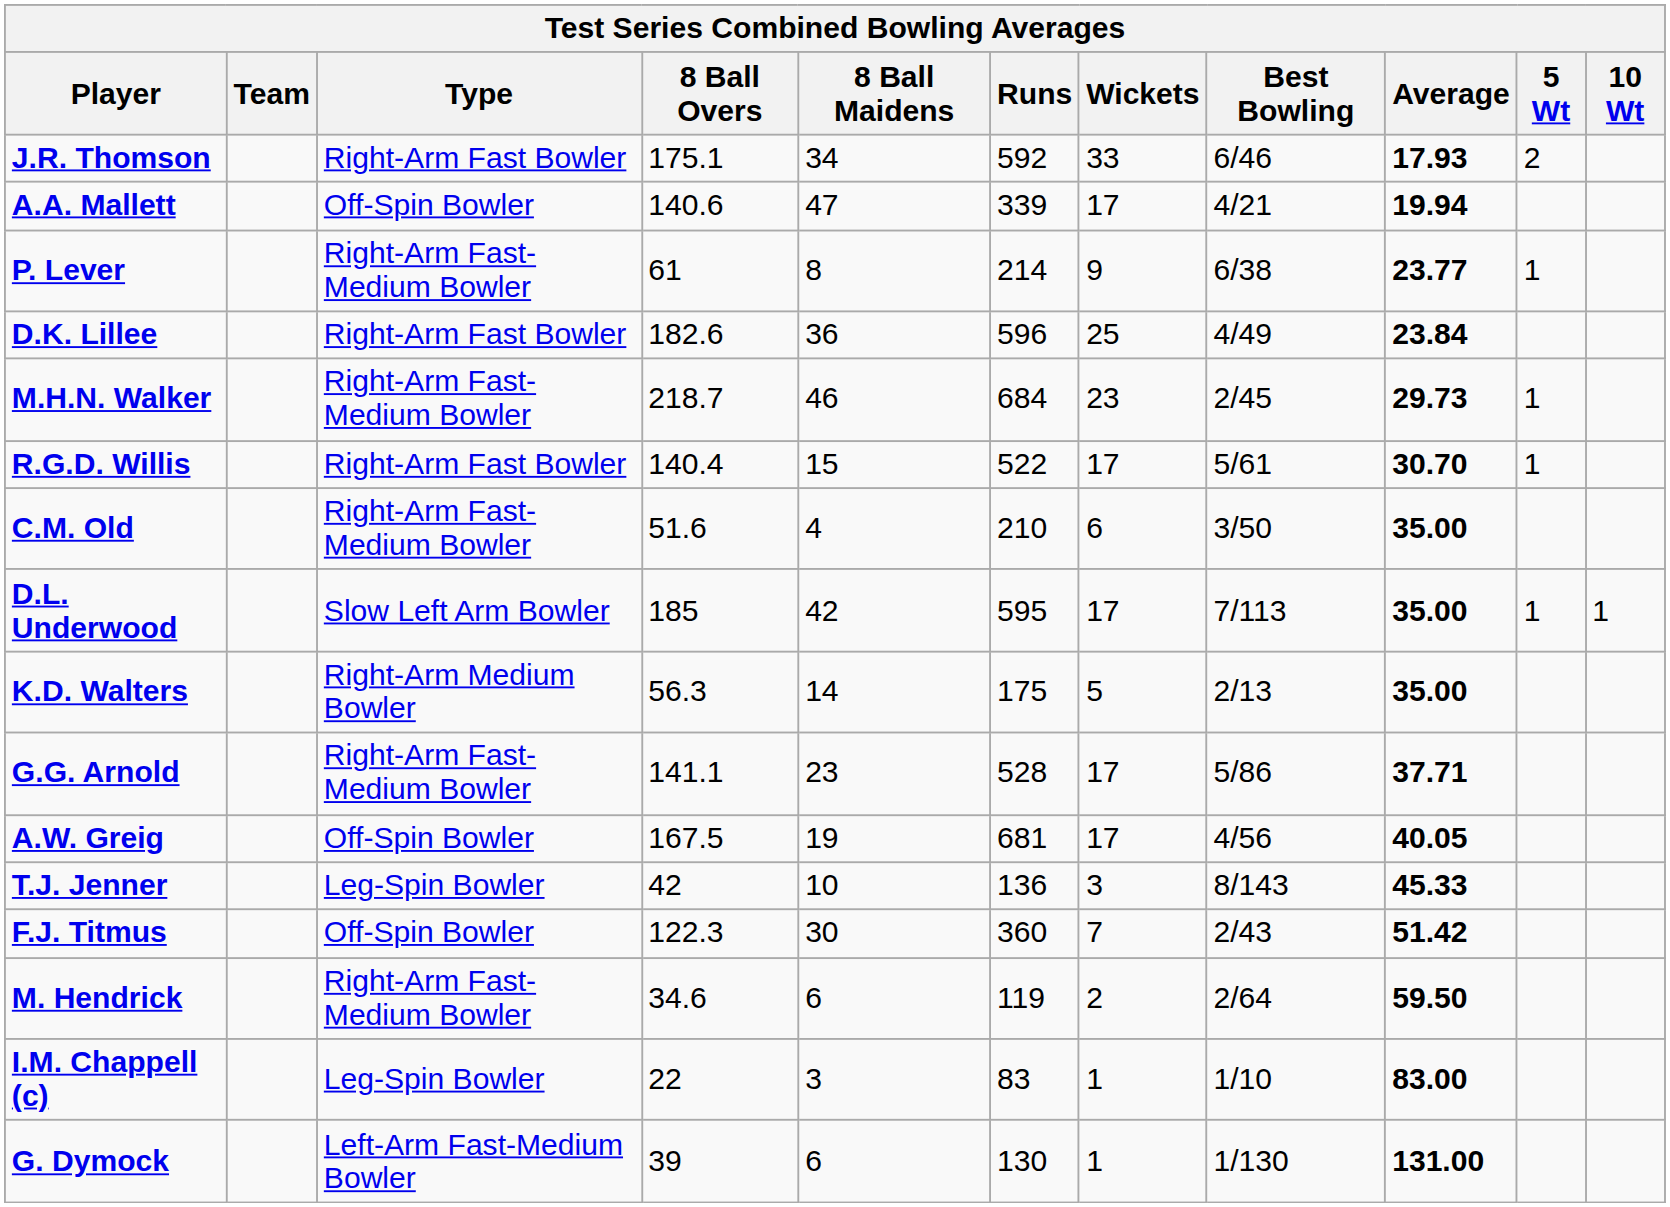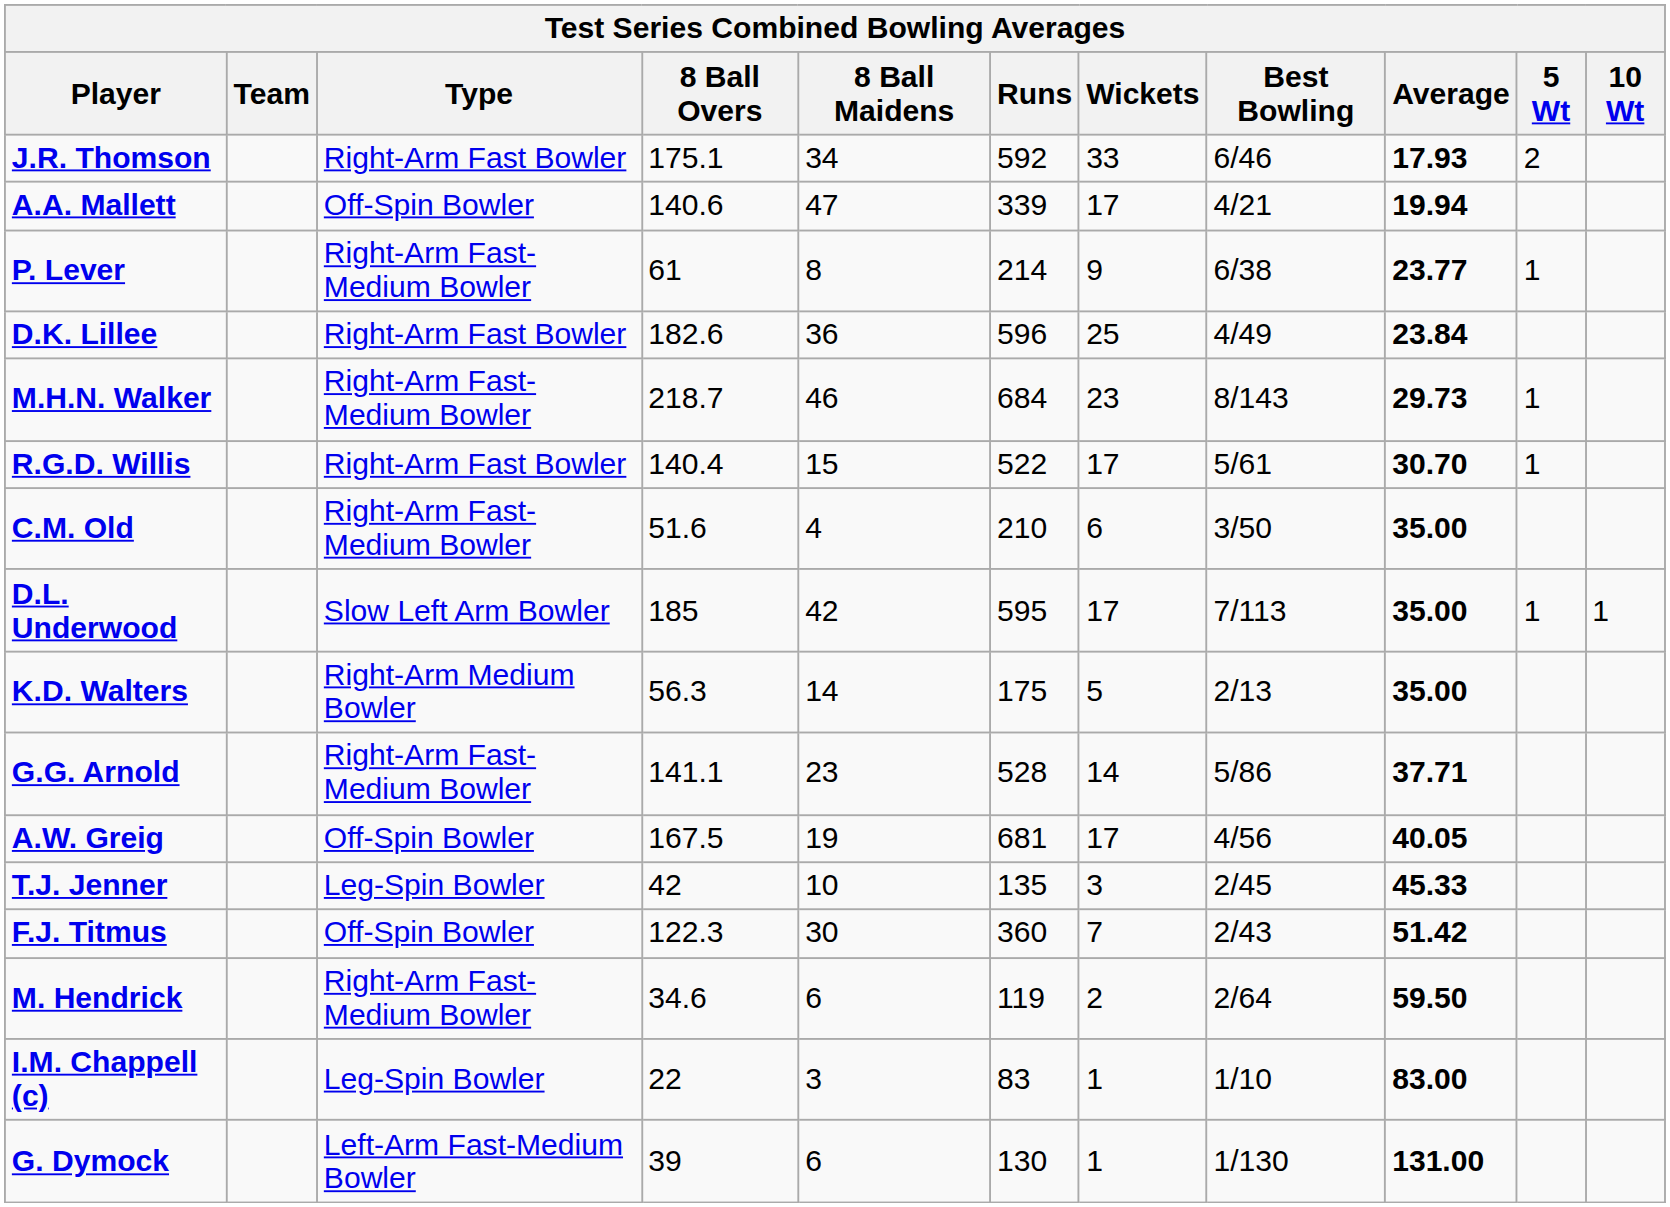(1243, 399) 2/45 -> (1251, 399) 8/143
(1103, 773) 17 -> (1103, 773) 14
(1022, 885) 136 -> (1022, 885) 135
(1251, 885) 8/143 -> (1243, 885) 2/45
